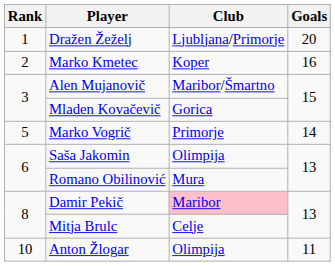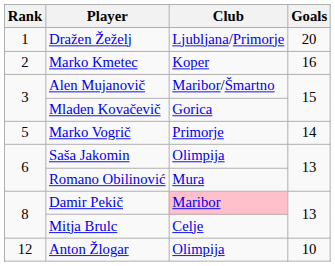(25, 249) 10 -> (25, 249) 12
(309, 249) 11 -> (309, 249) 10
